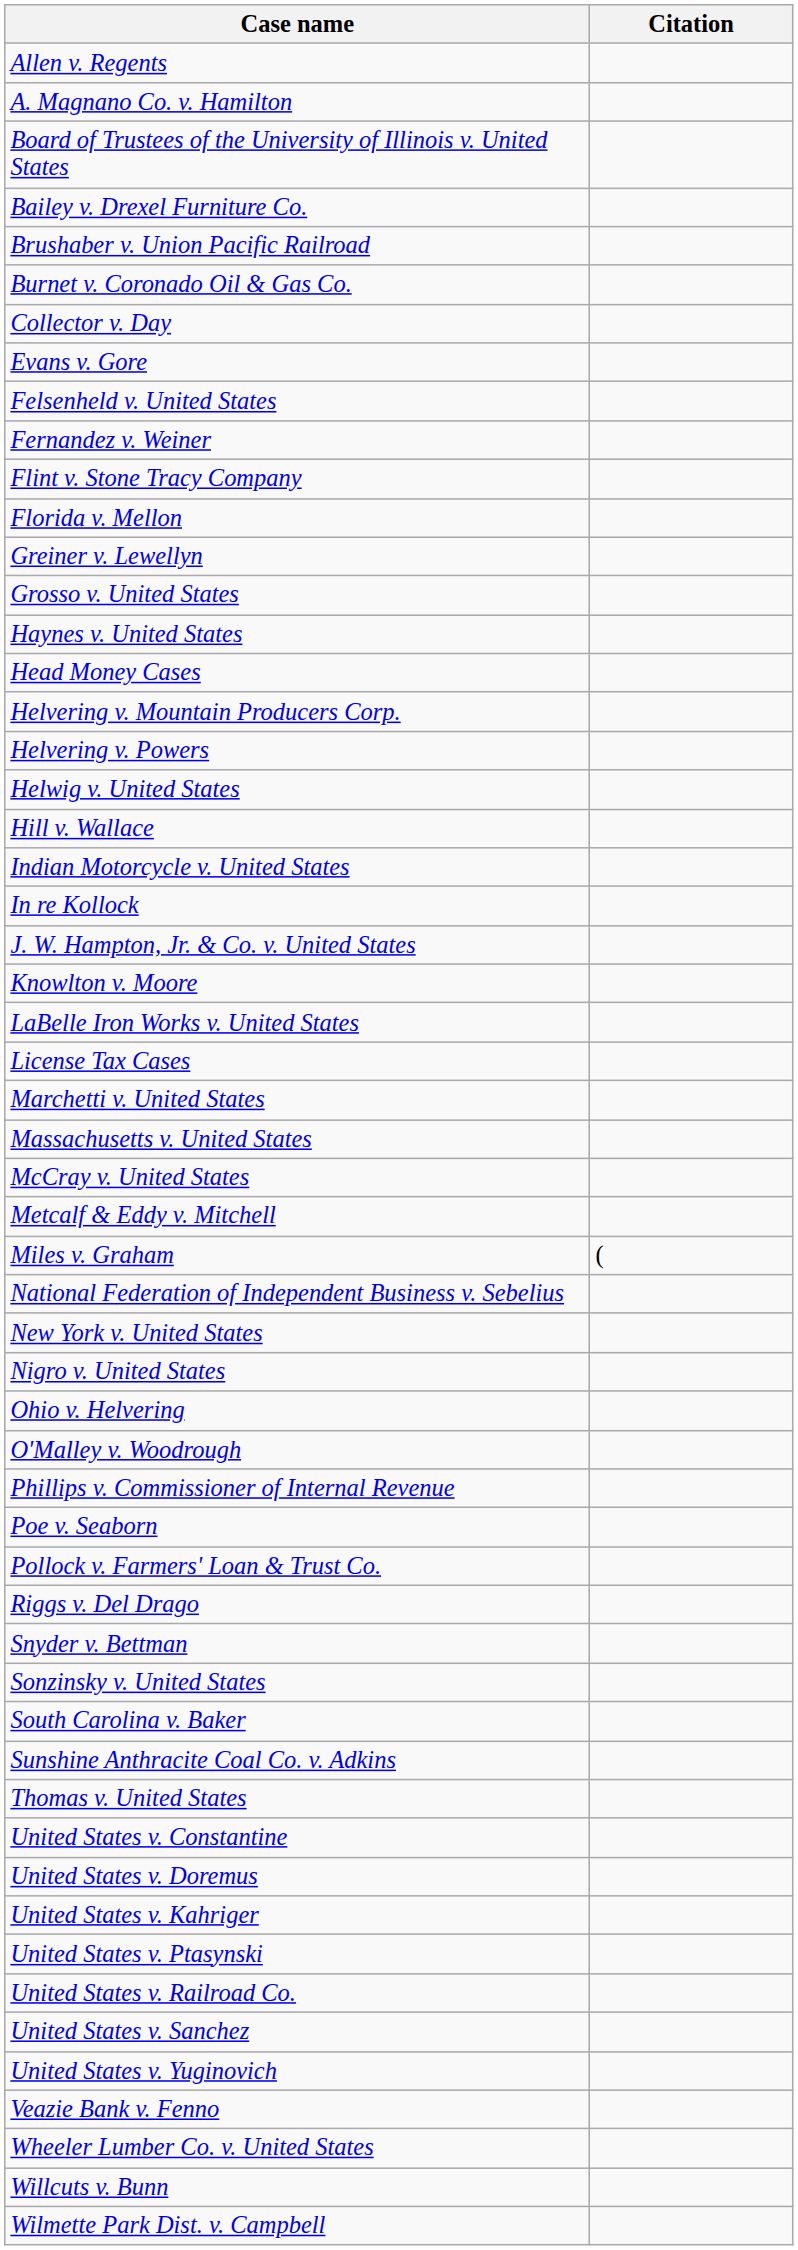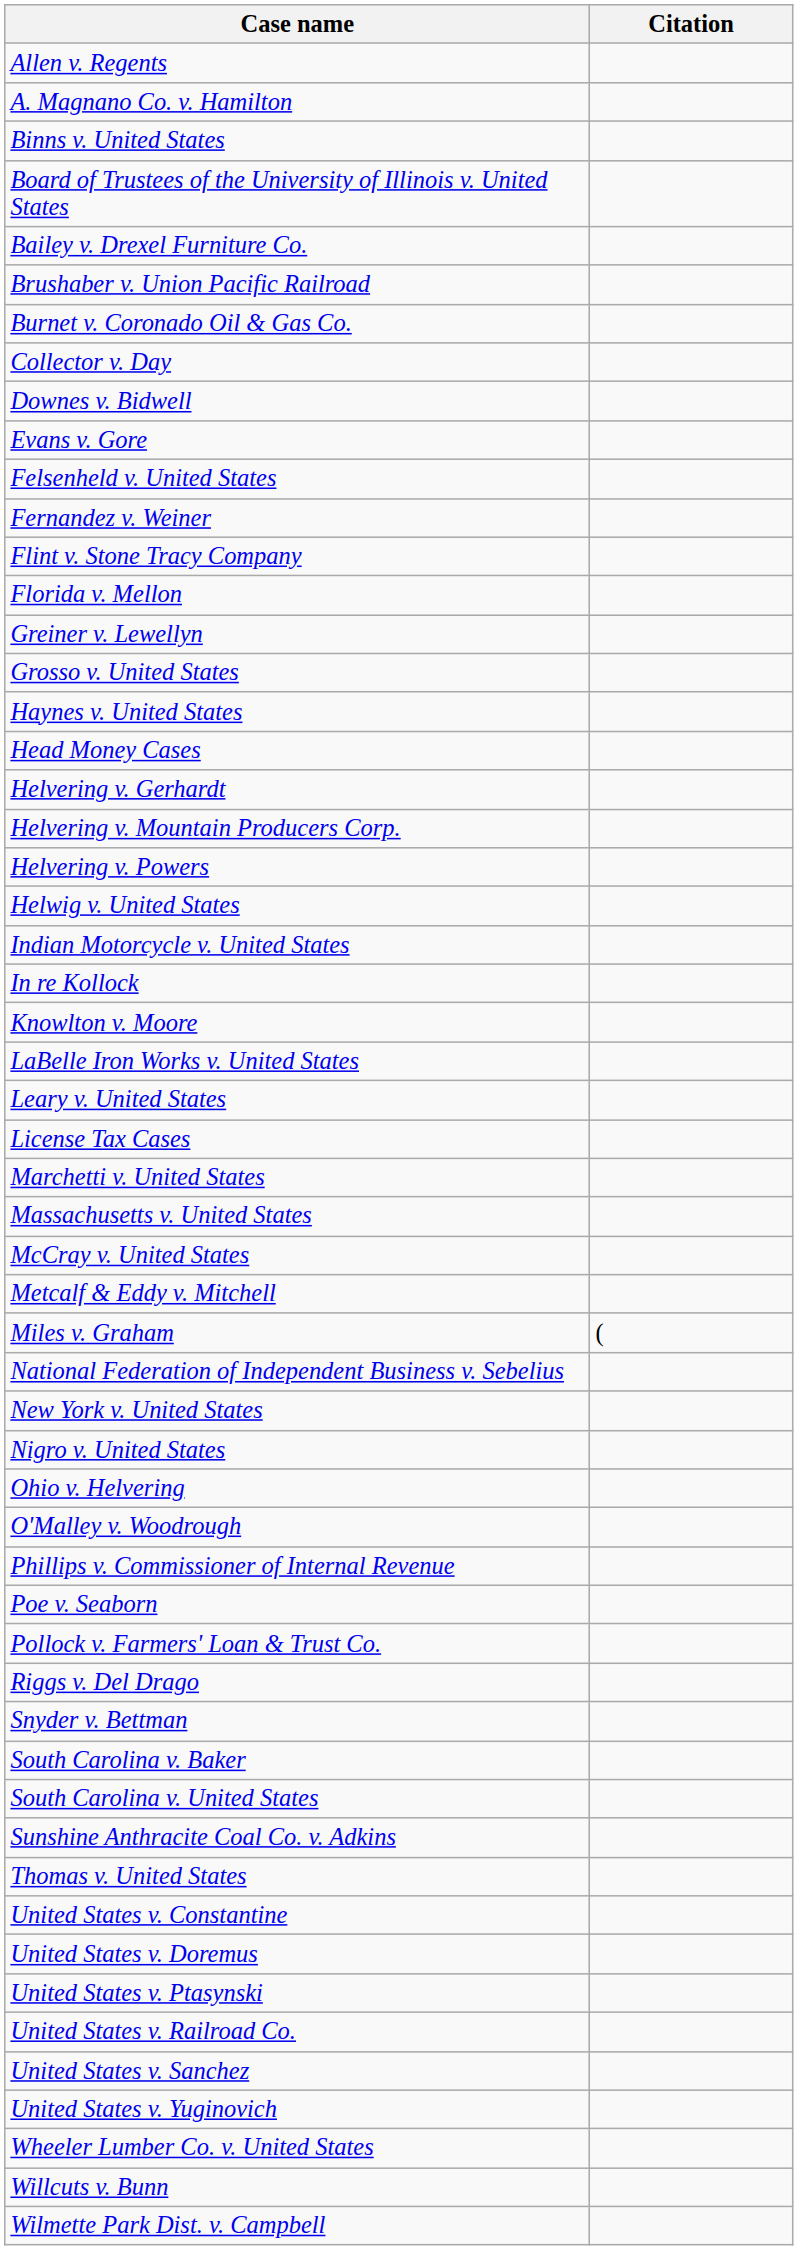+ row: (118, 140)
+ row: (101, 400)
+ row: (118, 789)
- row: (82, 827)
- row: (213, 944)
+ row: (118, 1099)
- row: (138, 1682)
+ row: (164, 1798)
- row: (135, 1914)
- row: (115, 2109)
